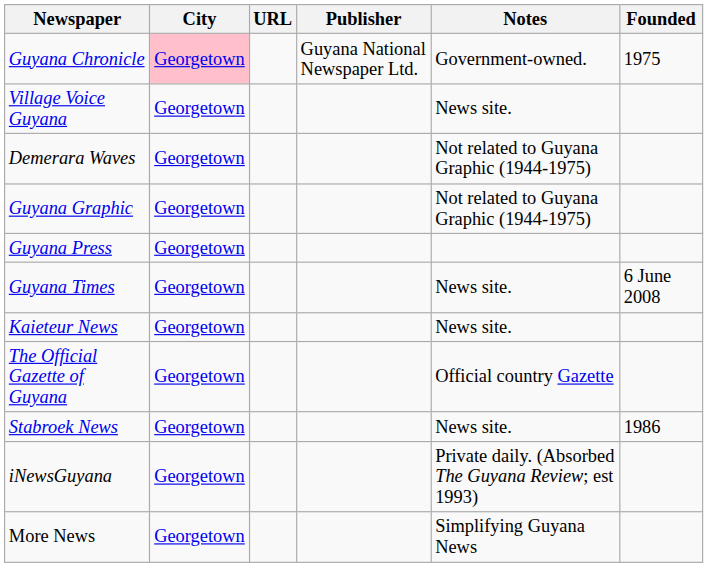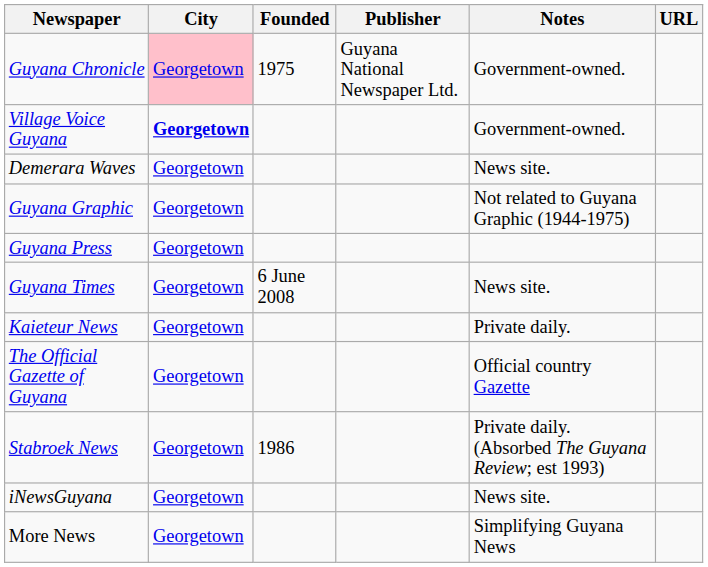columns swapped: (661, 19) <-> (273, 19)
(199, 108) normal -> (201, 129) bold
(473, 108) News site. -> (550, 129) Government-owned.
(517, 158) Not related to Guyana Graphic (1944-1975) -> (512, 168) News site.
(473, 326) News site. -> (522, 326) Private daily.
(473, 426) News site. -> (560, 447) Private daily. (Absorbed The Guyana Review; est 1993)
(525, 476) Private daily. (Absorbed The Guyana Review; est 1993) -> (512, 497) News site.
